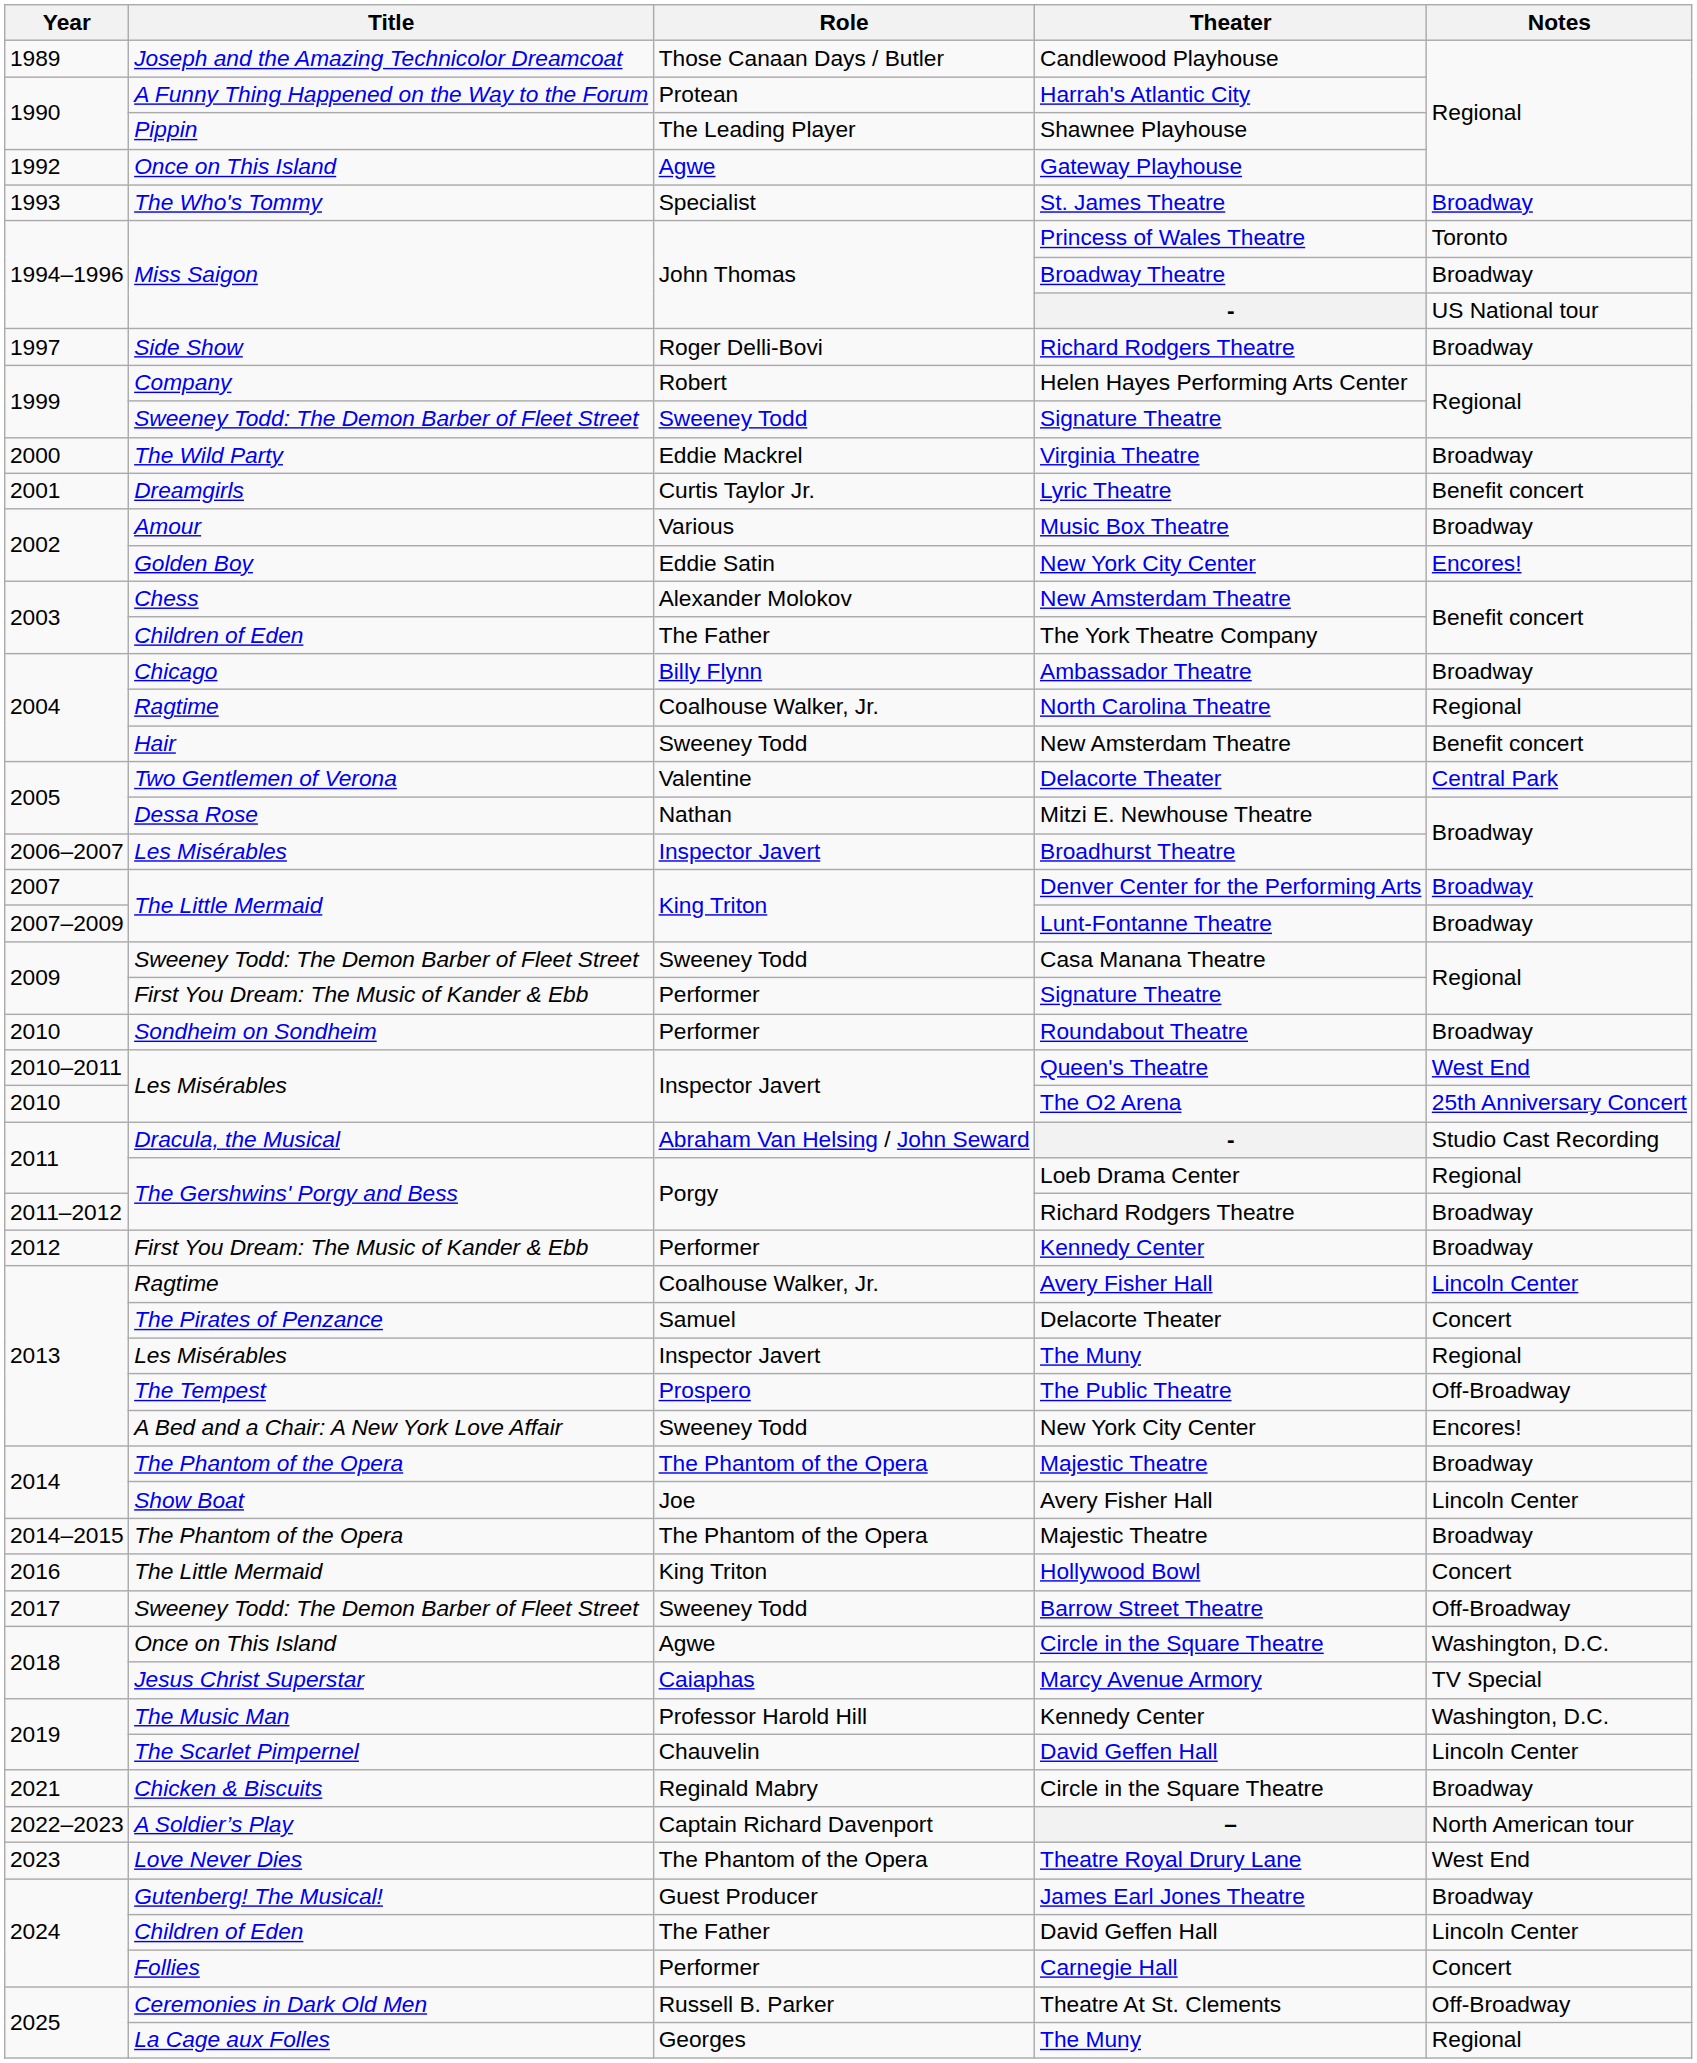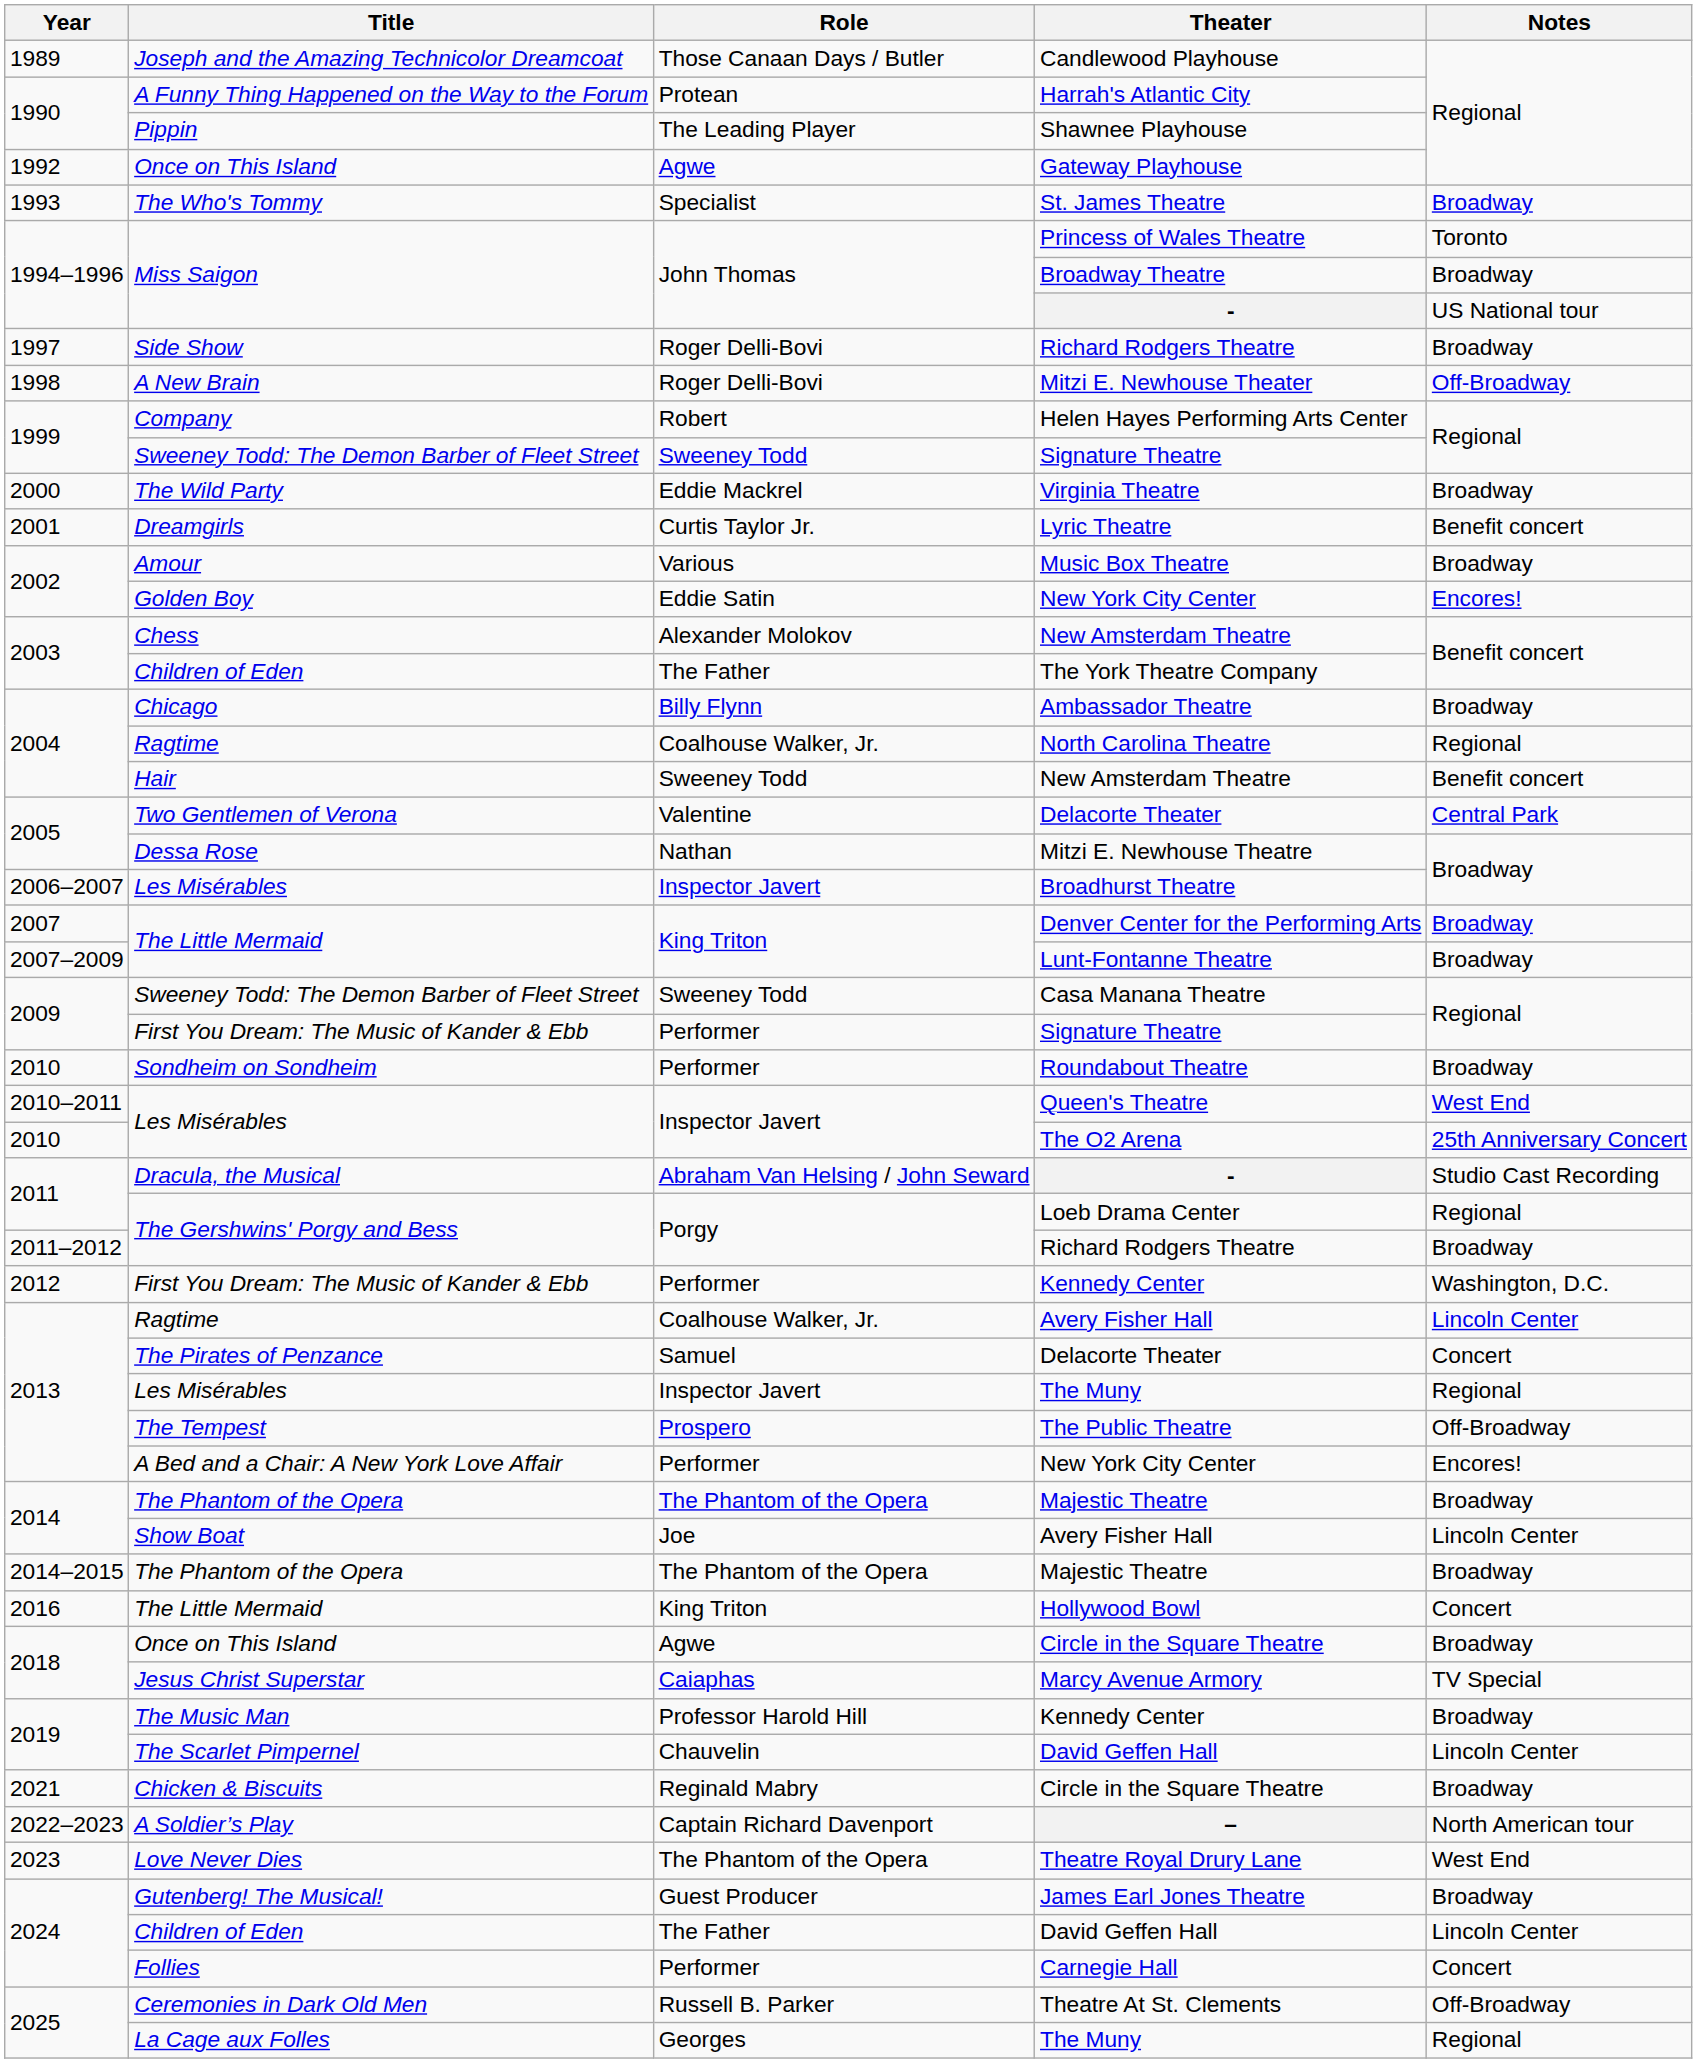+ row: (35, 382)
(1482, 1247) Broadway -> (1520, 1283) Washington, D.C.
(733, 1427) Sweeney Todd -> (709, 1463) Performer
- row: (35, 1607)
(1520, 1643) Washington, D.C. -> (1482, 1643) Broadway
(1520, 1716) Washington, D.C. -> (1482, 1716) Broadway
